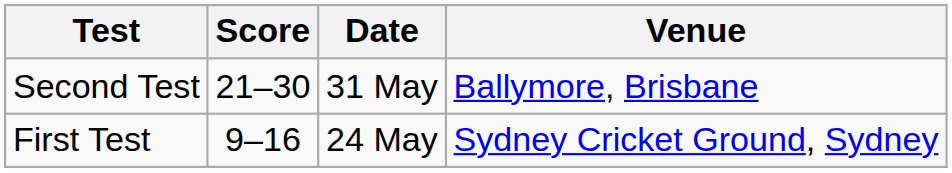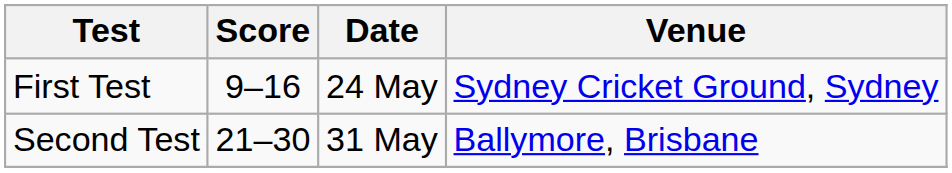rows swapped: (82, 139) <-> (106, 85)
